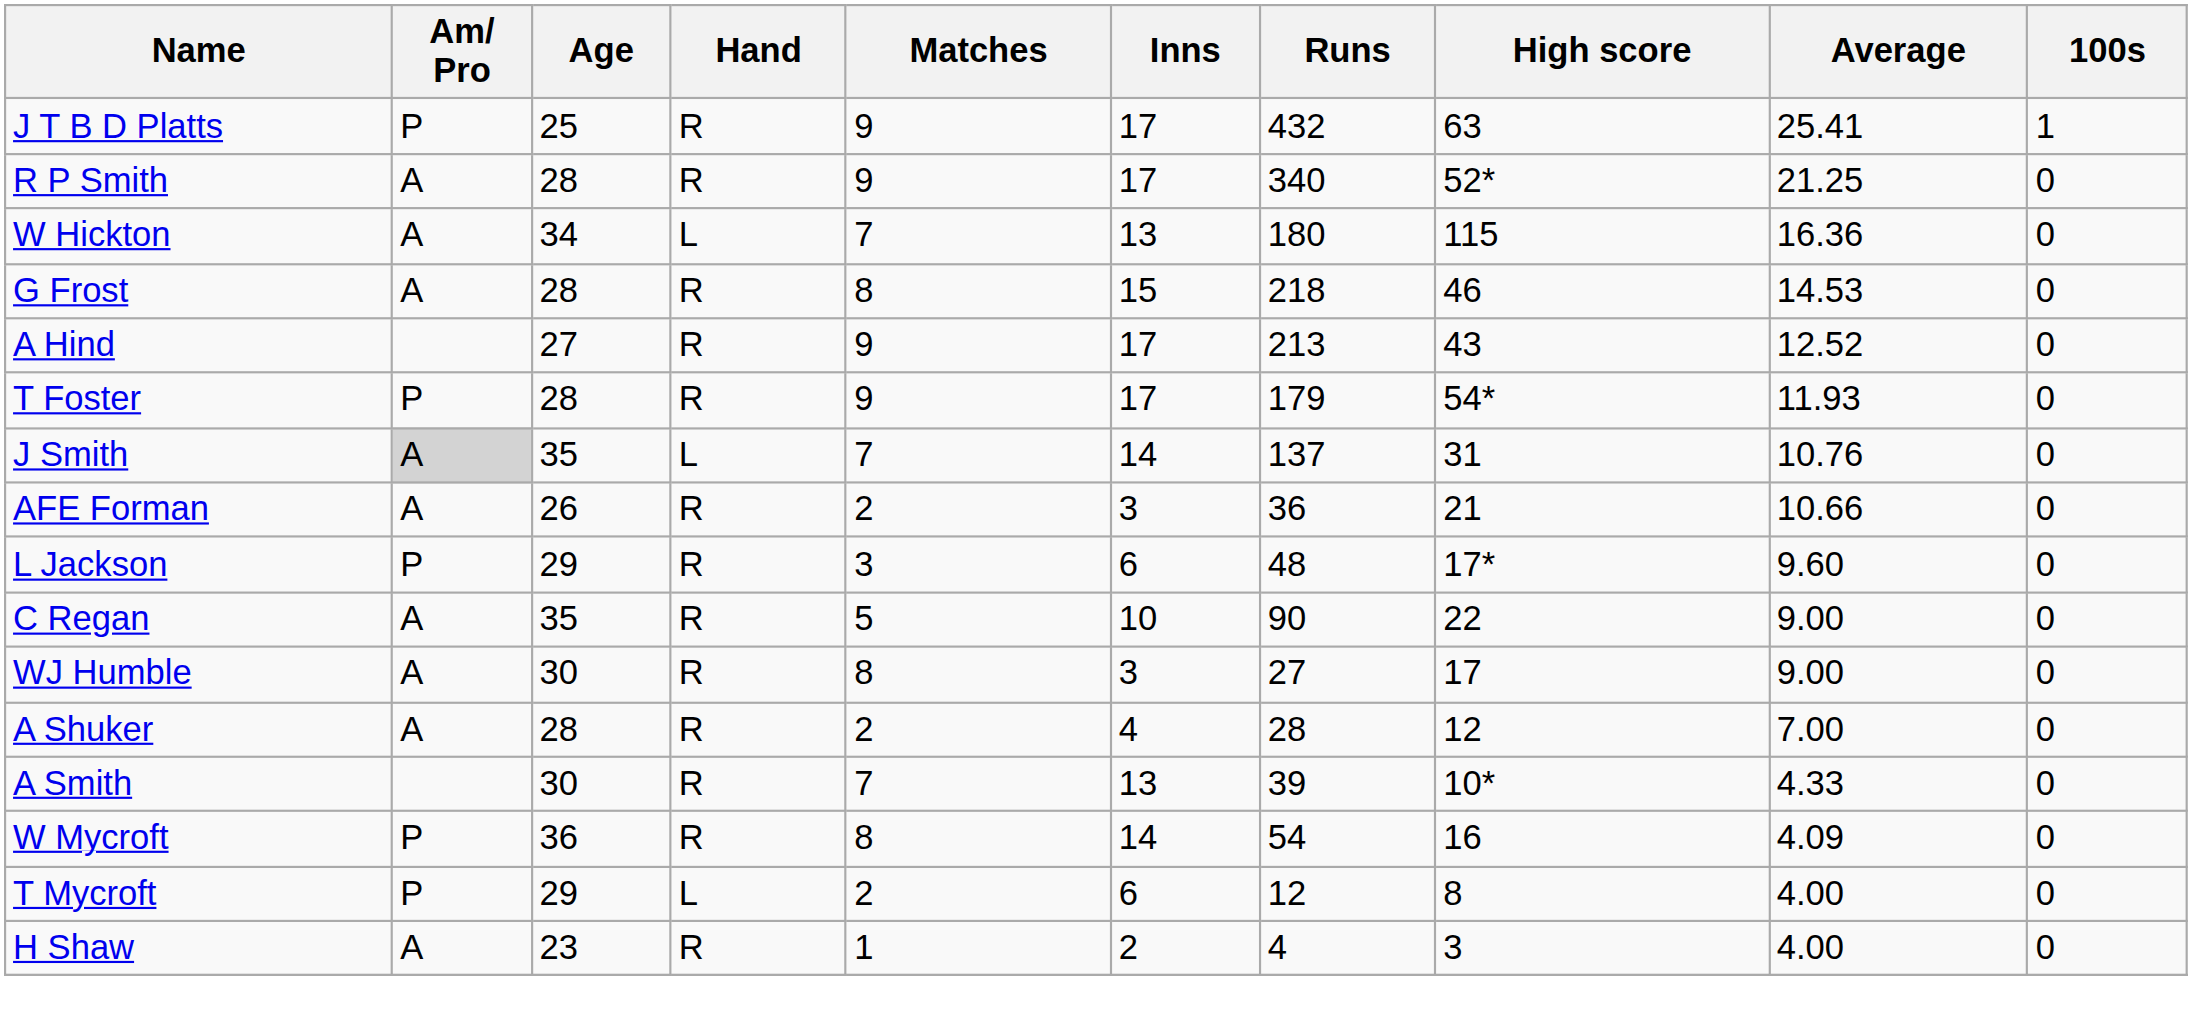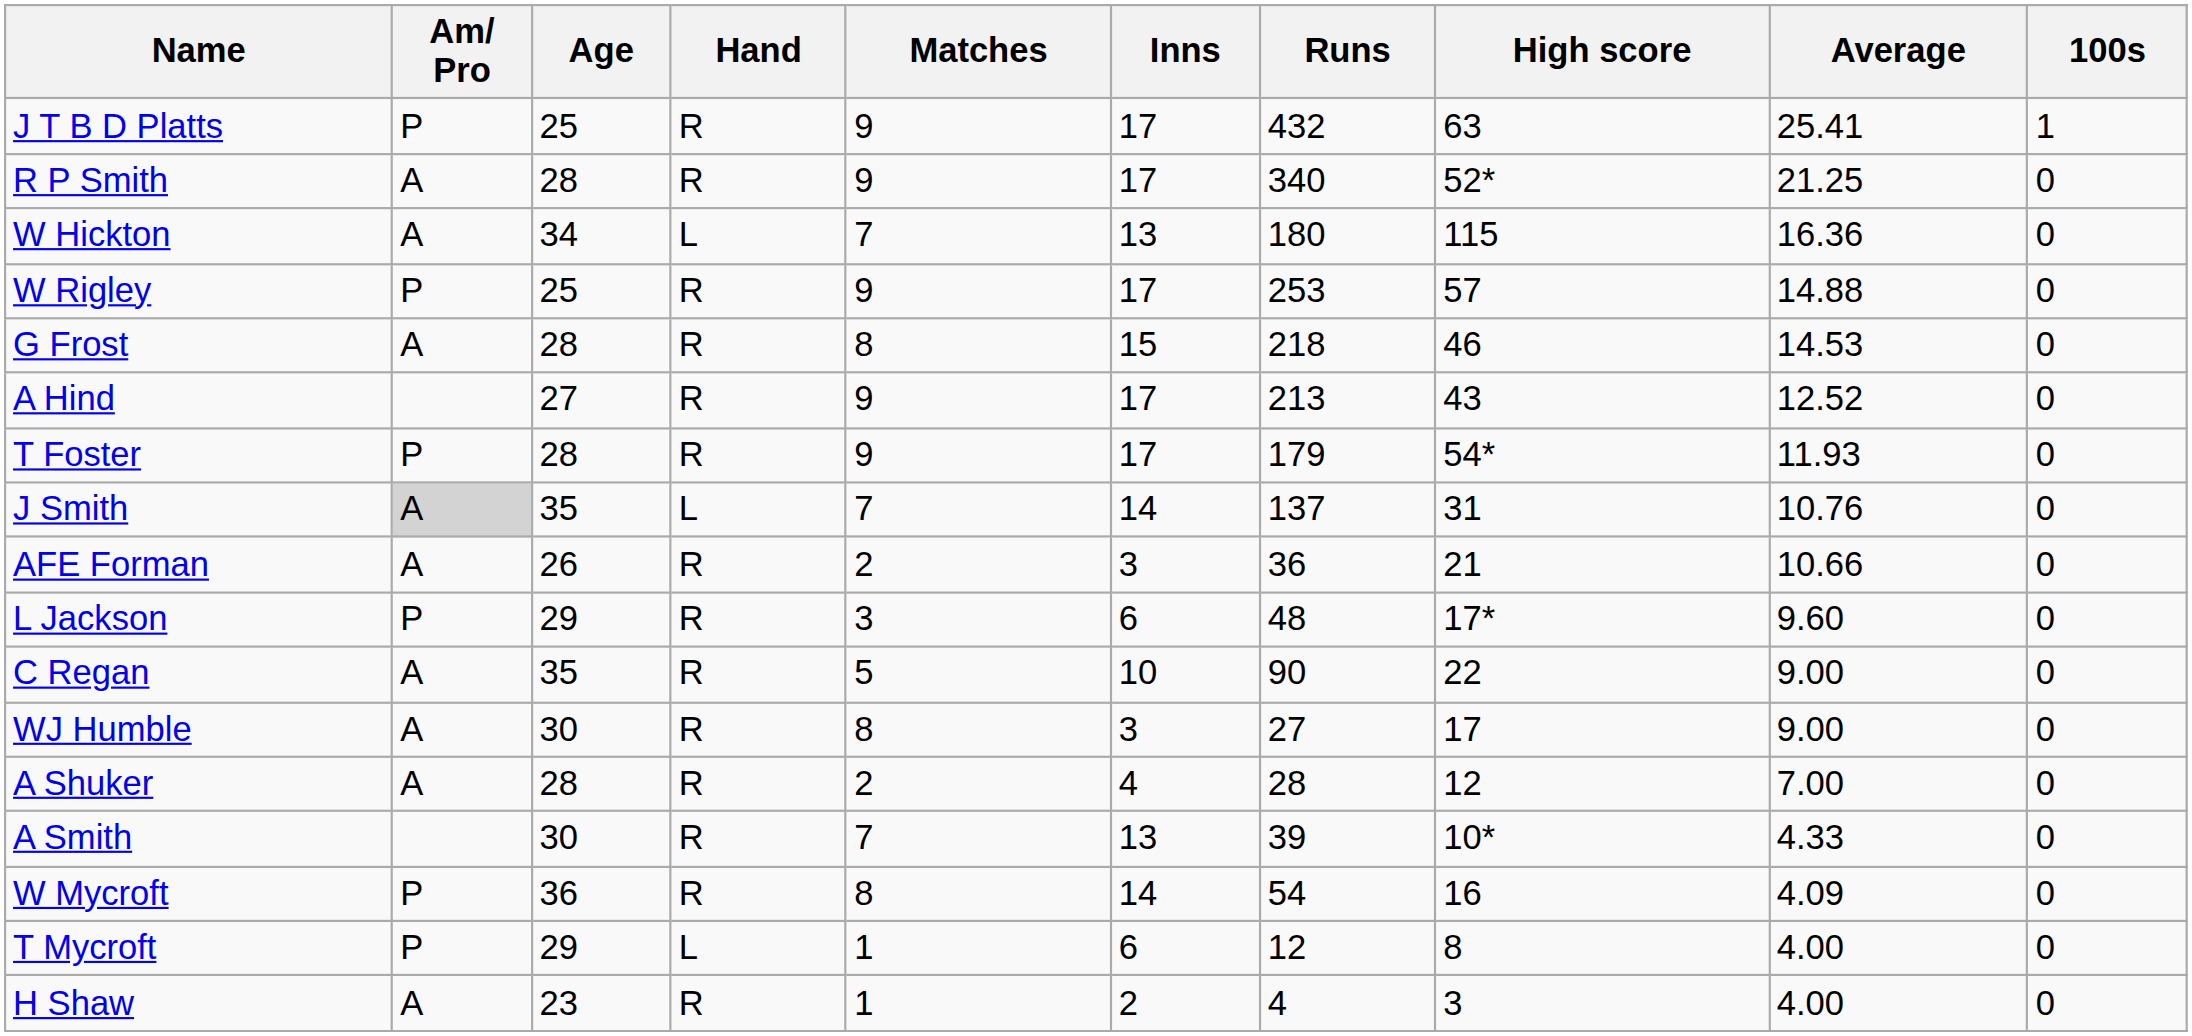+ row: (82, 290)
(864, 892) 2 -> (864, 947) 1
